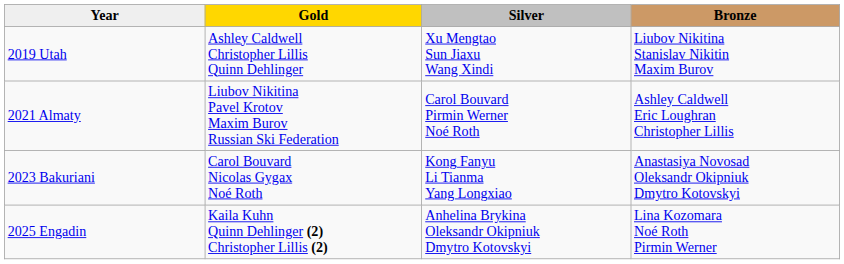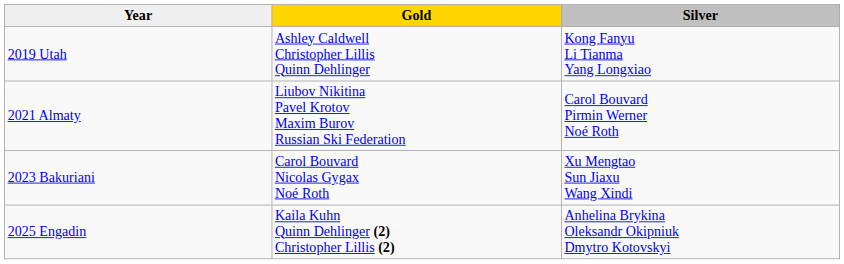- column: (735, 15)
(461, 53) Xu Mengtao Sun Jiaxu Wang Xindi -> (608, 53) Kong Fanyu Li Tianma Yang Longxiao
(469, 177) Kong Fanyu Li Tianma Yang Longxiao -> (600, 177) Xu Mengtao Sun Jiaxu Wang Xindi
